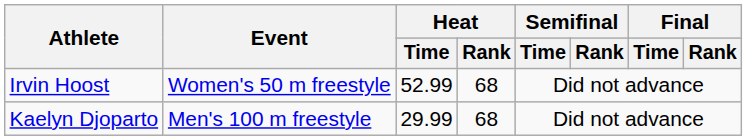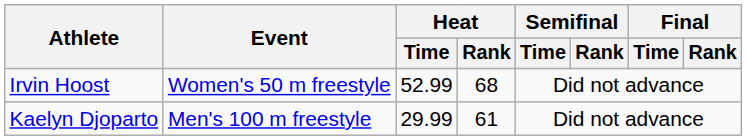(486, 119) 68 -> (486, 119) 61
